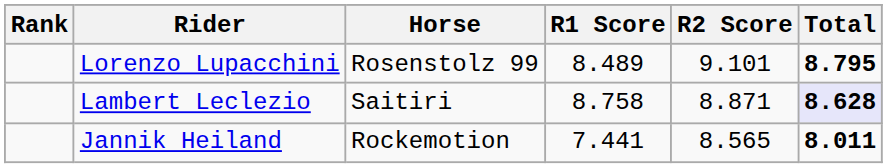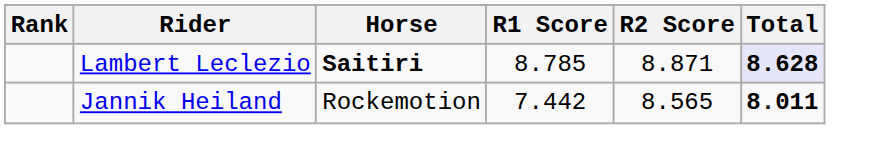- row: (210, 64)
(402, 103) normal -> (373, 64) bold
(608, 103) 8.758 -> (550, 64) 8.785
(608, 142) 7.441 -> (550, 103) 7.442
